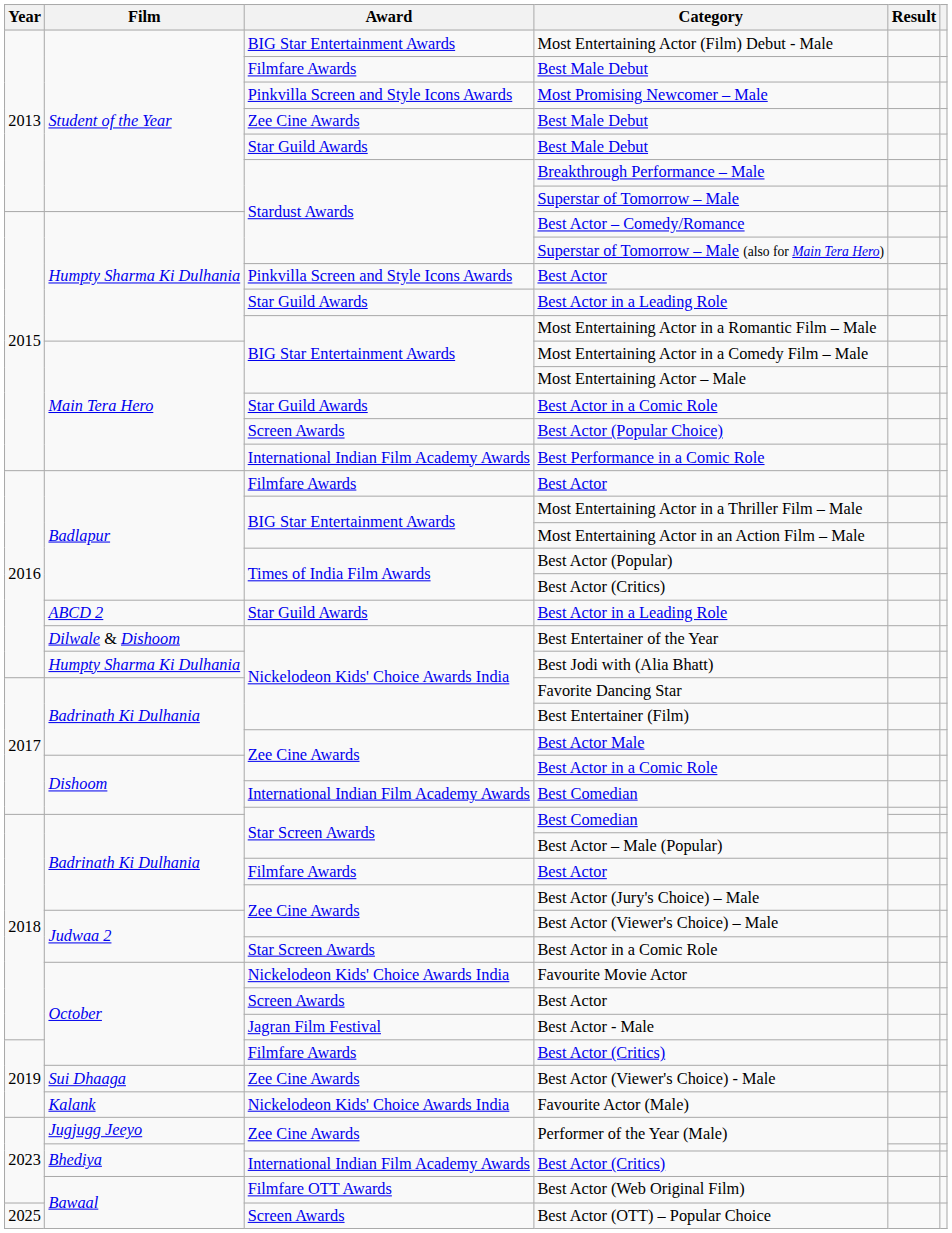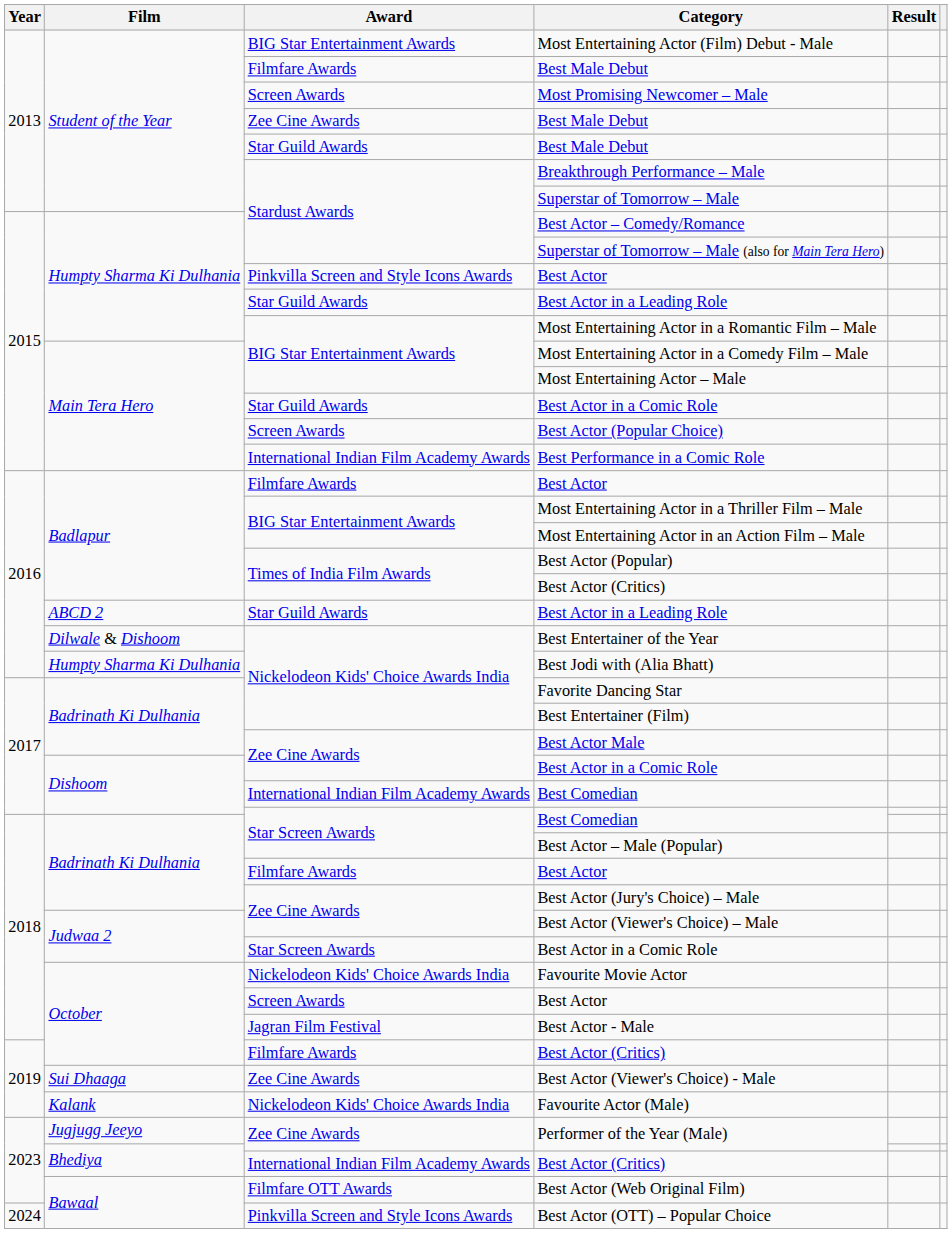(380, 95) Pinkvilla Screen and Style Icons Awards -> (296, 95) Screen Awards
(25, 1215) 2025 -> (25, 1215) 2024
(296, 1215) Screen Awards -> (380, 1215) Pinkvilla Screen and Style Icons Awards
